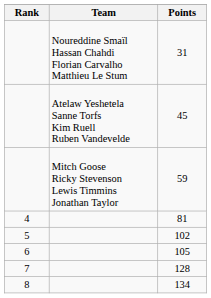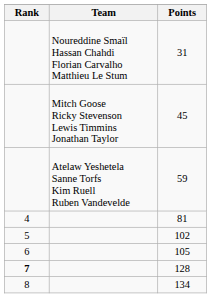(91, 121) Atelaw Yeshetela Sanne Torfs Kim Ruell Ruben Vandevelde -> (87, 121) Mitch Goose Ricky Stevenson Lewis Timmins Jonathan Taylor
(87, 185) Mitch Goose Ricky Stevenson Lewis Timmins Jonathan Taylor -> (91, 185) Atelaw Yeshetela Sanne Torfs Kim Ruell Ruben Vandevelde
(27, 268) normal -> (27, 268) bold
